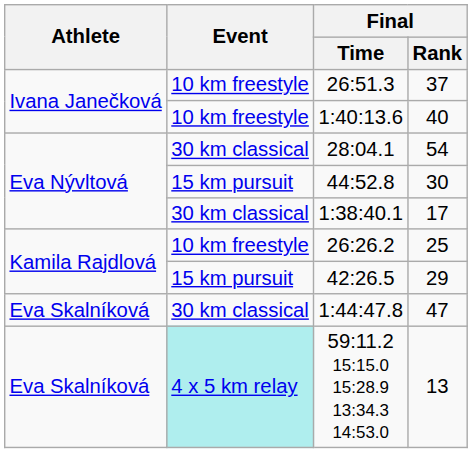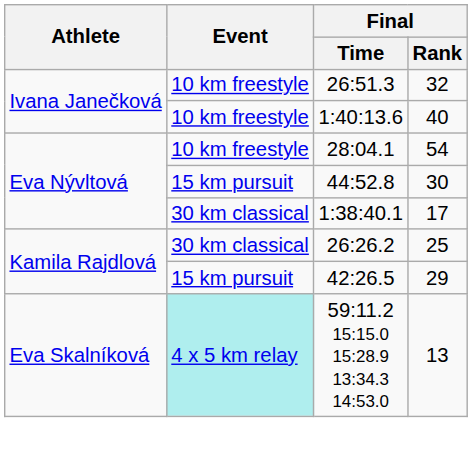(437, 85) 37 -> (437, 85) 32
(240, 149) 30 km classical -> (240, 149) 10 km freestyle
(240, 246) 10 km freestyle -> (240, 246) 30 km classical
- row: (361, 310)
